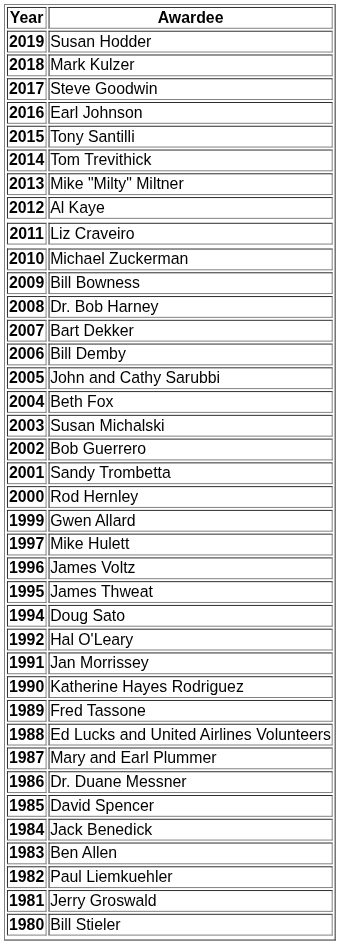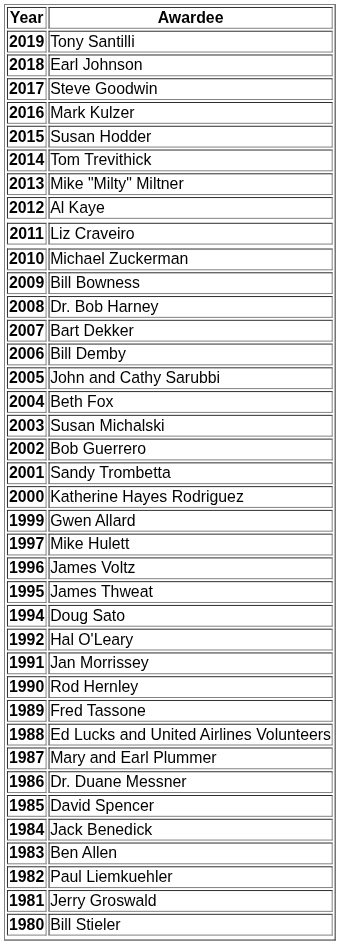(101, 41) Susan Hodder -> (92, 41) Tony Santilli
(92, 65) Mark Kulzer -> (96, 65) Earl Johnson
(96, 112) Earl Johnson -> (92, 112) Mark Kulzer
(92, 136) Tony Santilli -> (101, 136) Susan Hodder
(94, 497) Rod Hernley -> (147, 497) Katherine Hayes Rodriguez
(147, 687) Katherine Hayes Rodriguez -> (94, 687) Rod Hernley
